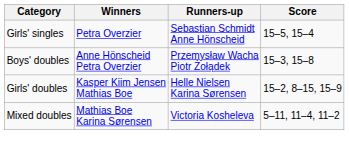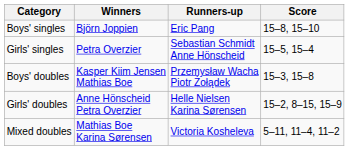+ row: (36, 28)
(113, 61) Anne Hönscheid Petra Overzier -> (121, 77) Kasper Kiim Jensen Mathias Boe
(121, 88) Kasper Kiim Jensen Mathias Boe -> (113, 104) Anne Hönscheid Petra Overzier
